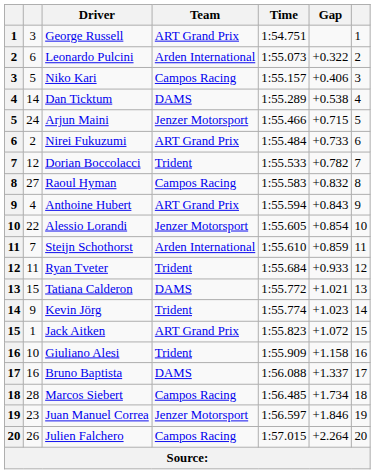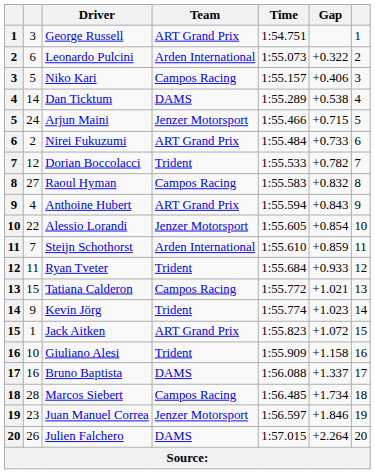(173, 288) DAMS -> (195, 288) Campos Racing
(195, 436) Campos Racing -> (173, 436) DAMS
